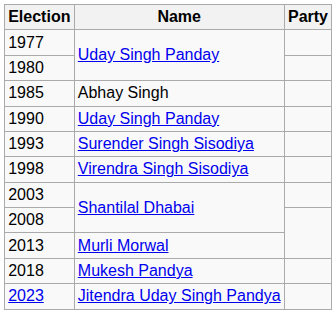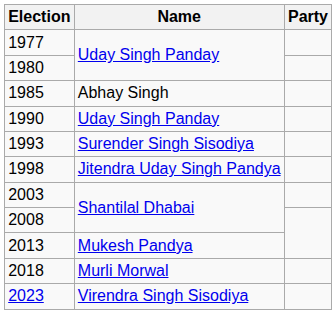(163, 169) Virendra Singh Sisodiya -> (179, 169) Jitendra Uday Singh Pandya
(123, 245) Murli Morwal -> (135, 245) Mukesh Pandya
(135, 270) Mukesh Pandya -> (123, 270) Murli Morwal
(179, 296) Jitendra Uday Singh Pandya -> (163, 296) Virendra Singh Sisodiya
